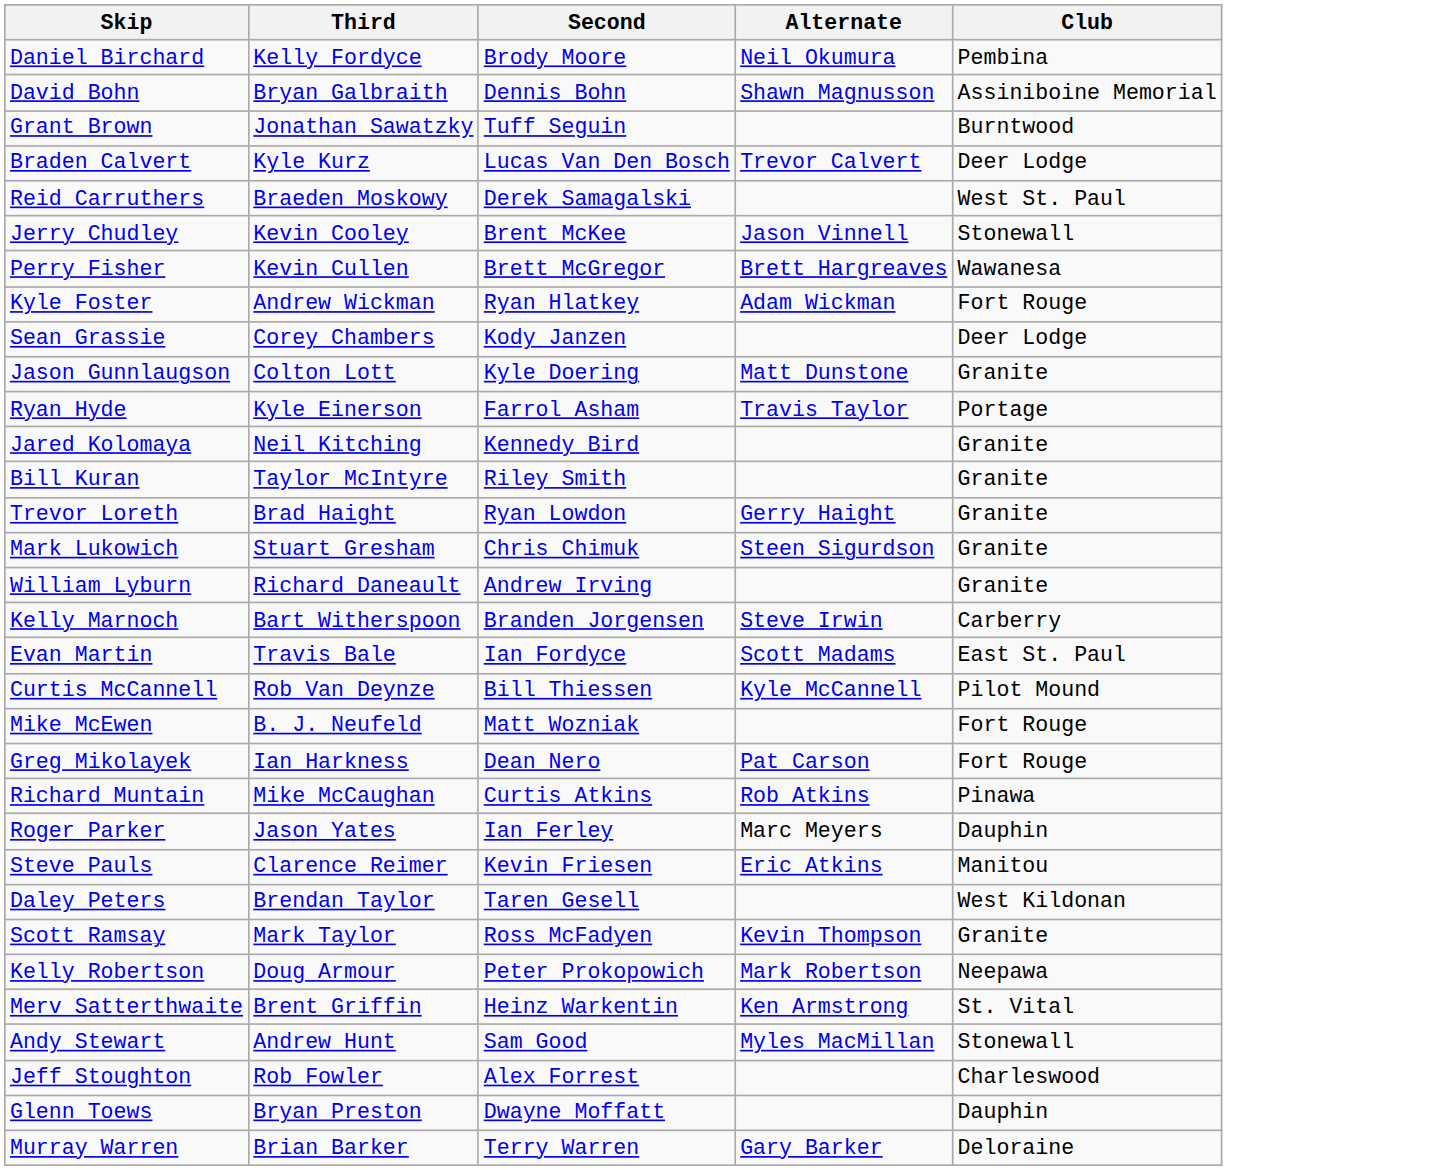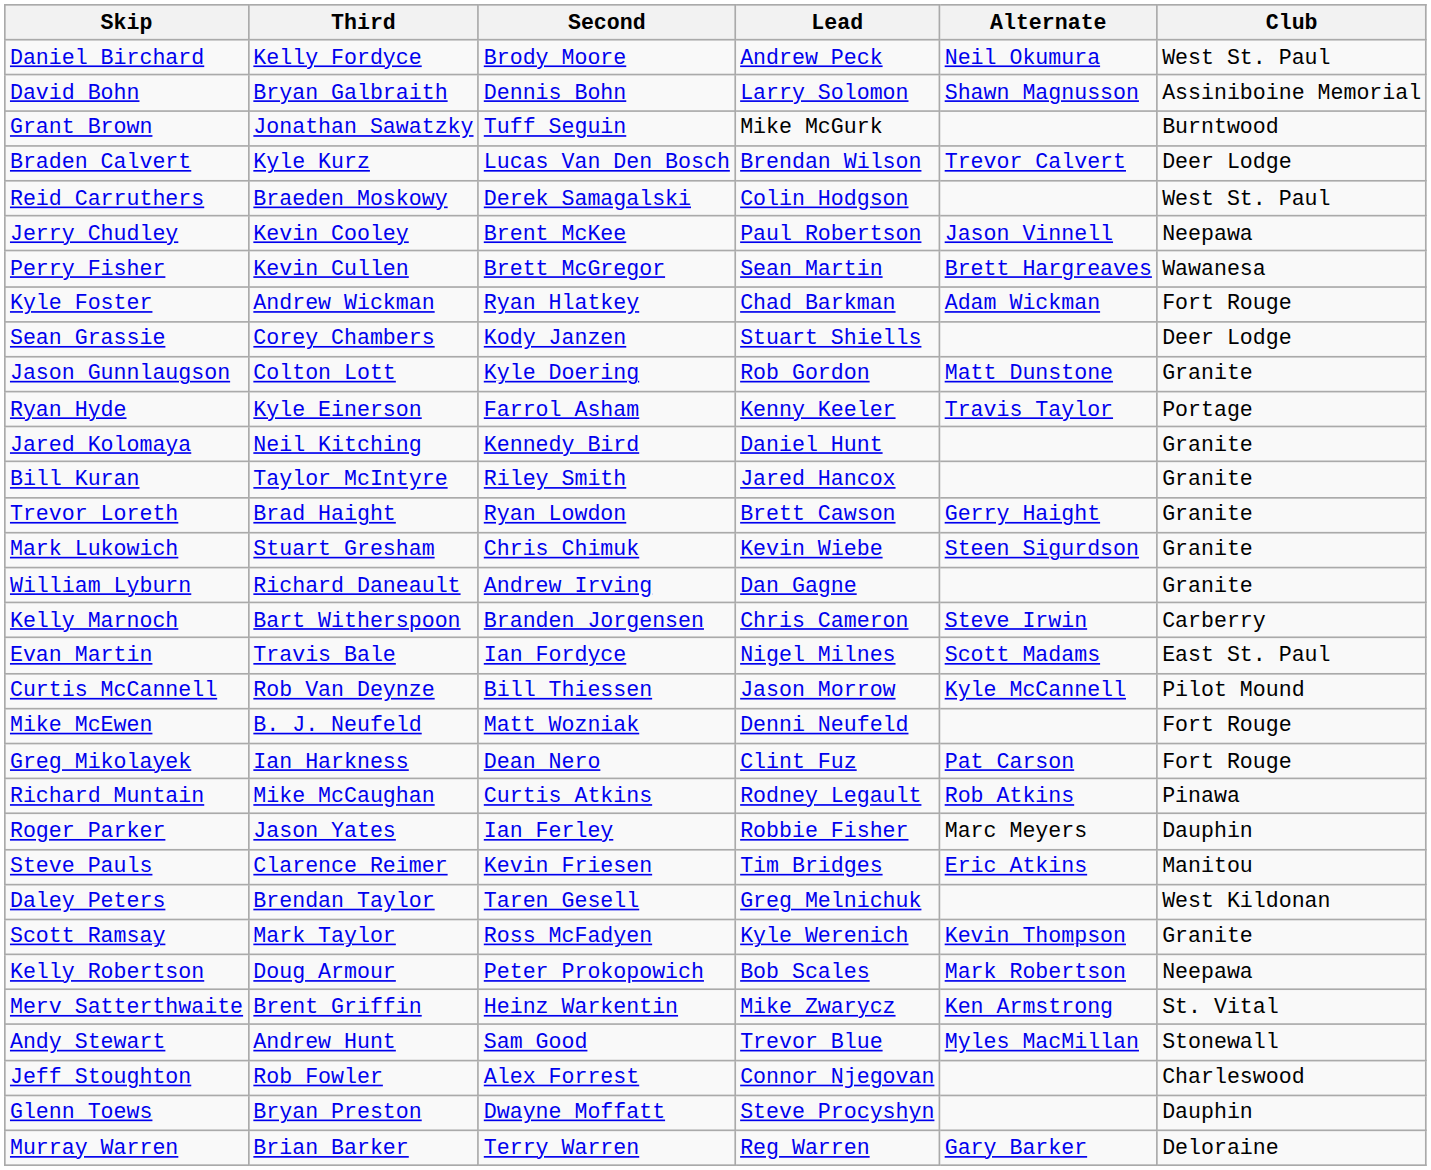+ column: (837, 22)
(1003, 58) Pembina -> (1246, 58) West St. Paul
(1016, 233) Stonewall -> (1207, 233) Neepawa
